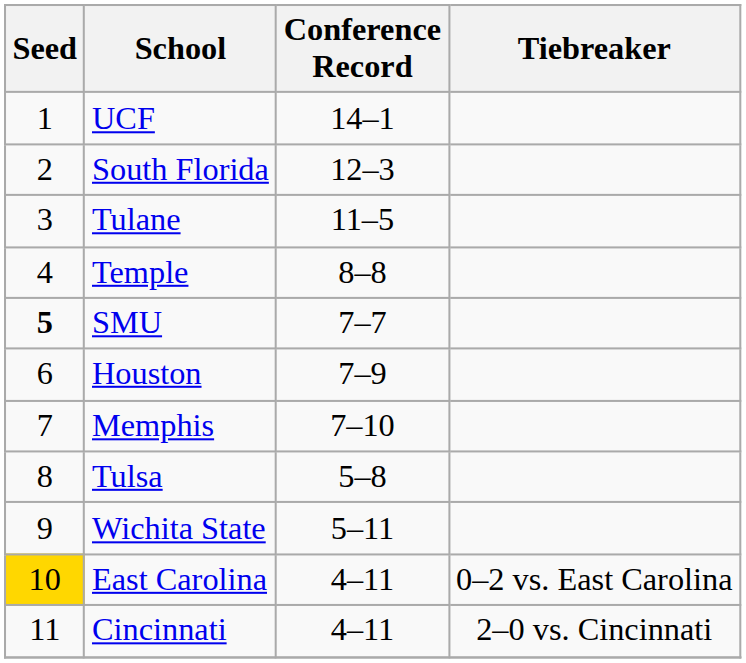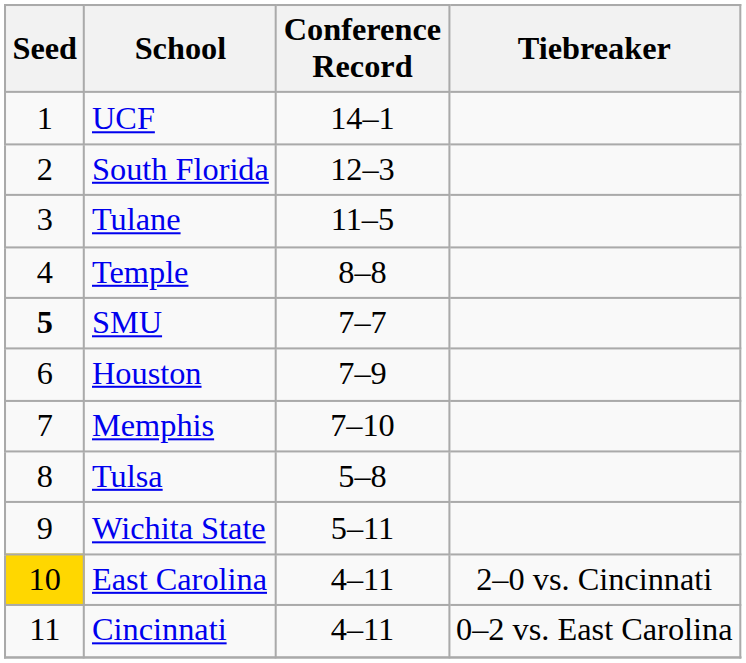(594, 579) 0–2 vs. East Carolina -> (594, 579) 2–0 vs. Cincinnati
(594, 630) 2–0 vs. Cincinnati -> (594, 630) 0–2 vs. East Carolina
